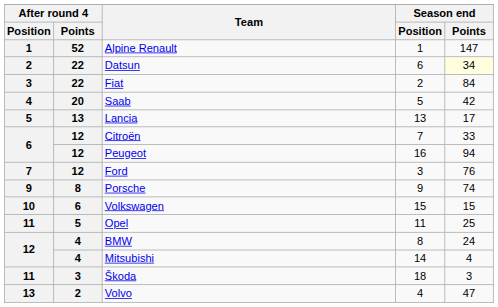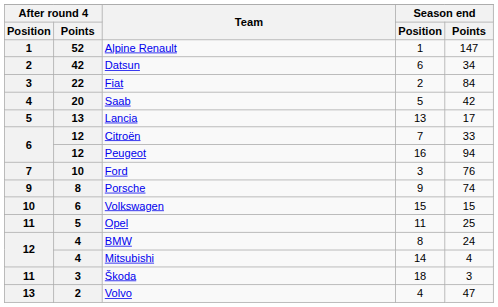(78, 66) 22 -> (78, 66) 42
(469, 66) lightyellow background -> (469, 66) no background
(78, 171) 12 -> (78, 171) 10
